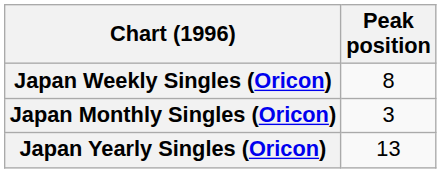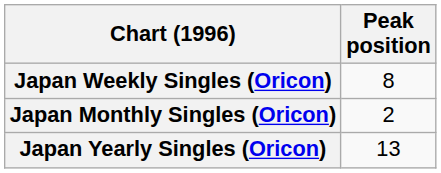(388, 115) 3 -> (388, 115) 2
